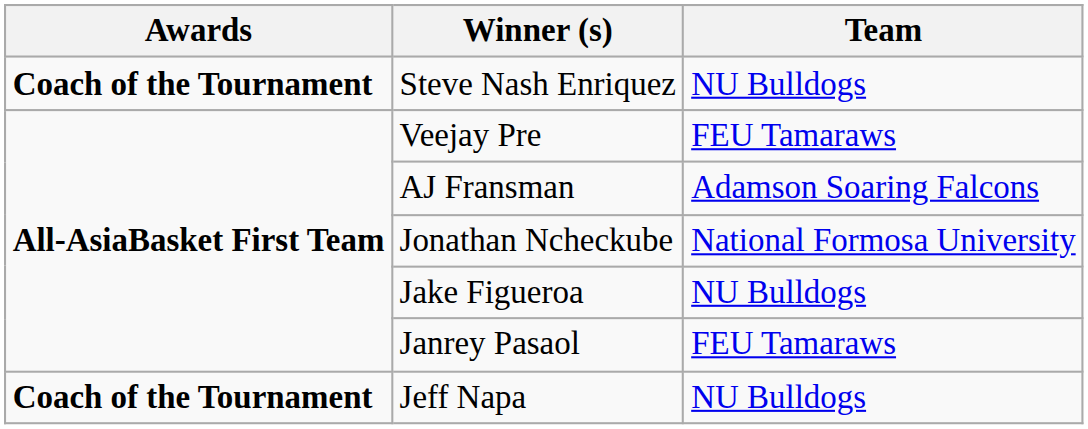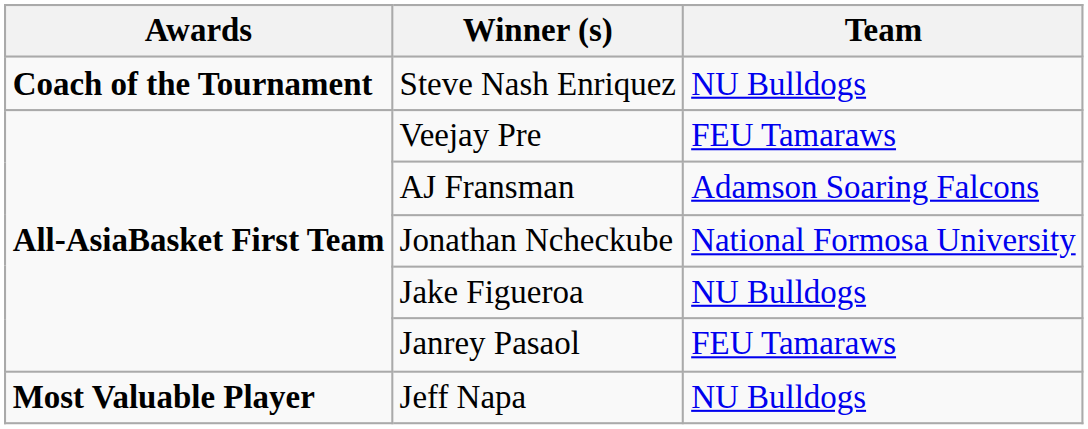(193, 396) Coach of the Tournament -> (164, 396) Most Valuable Player
